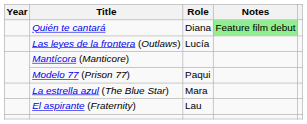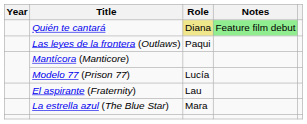(198, 28) no background -> (198, 28) khaki background
(197, 43) Lucía -> (198, 43) Paqui
(198, 75) Paqui -> (197, 75) Lucía
rows swapped: (101, 91) <-> (84, 106)
